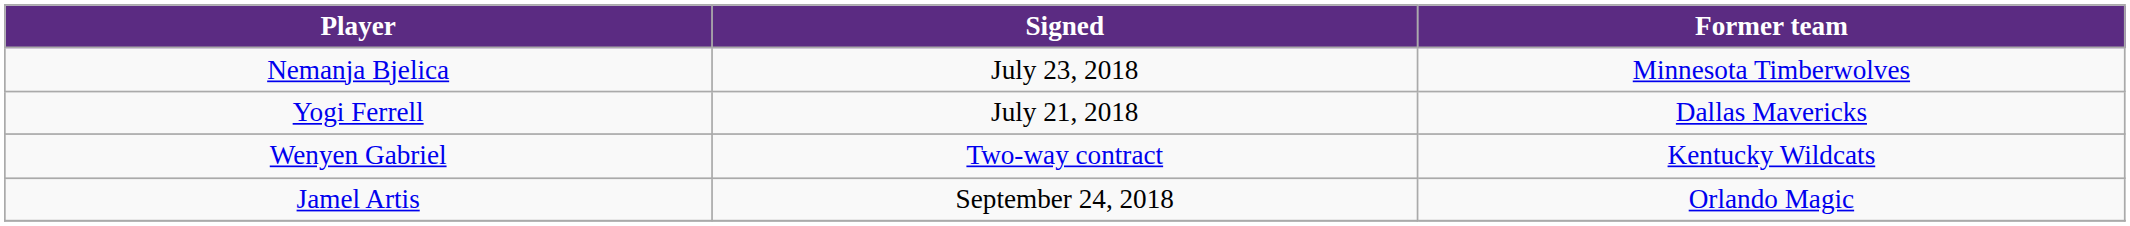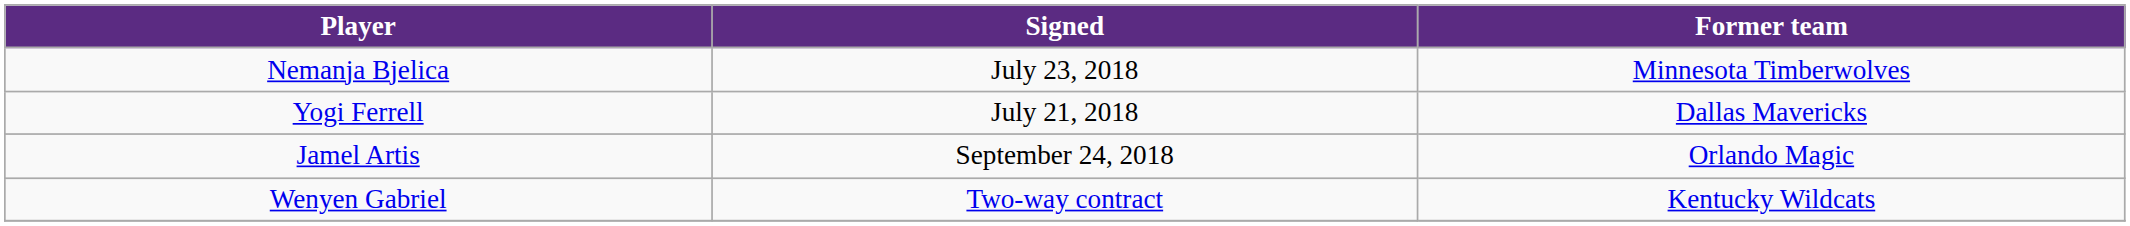rows swapped: (358, 155) <-> (358, 198)
